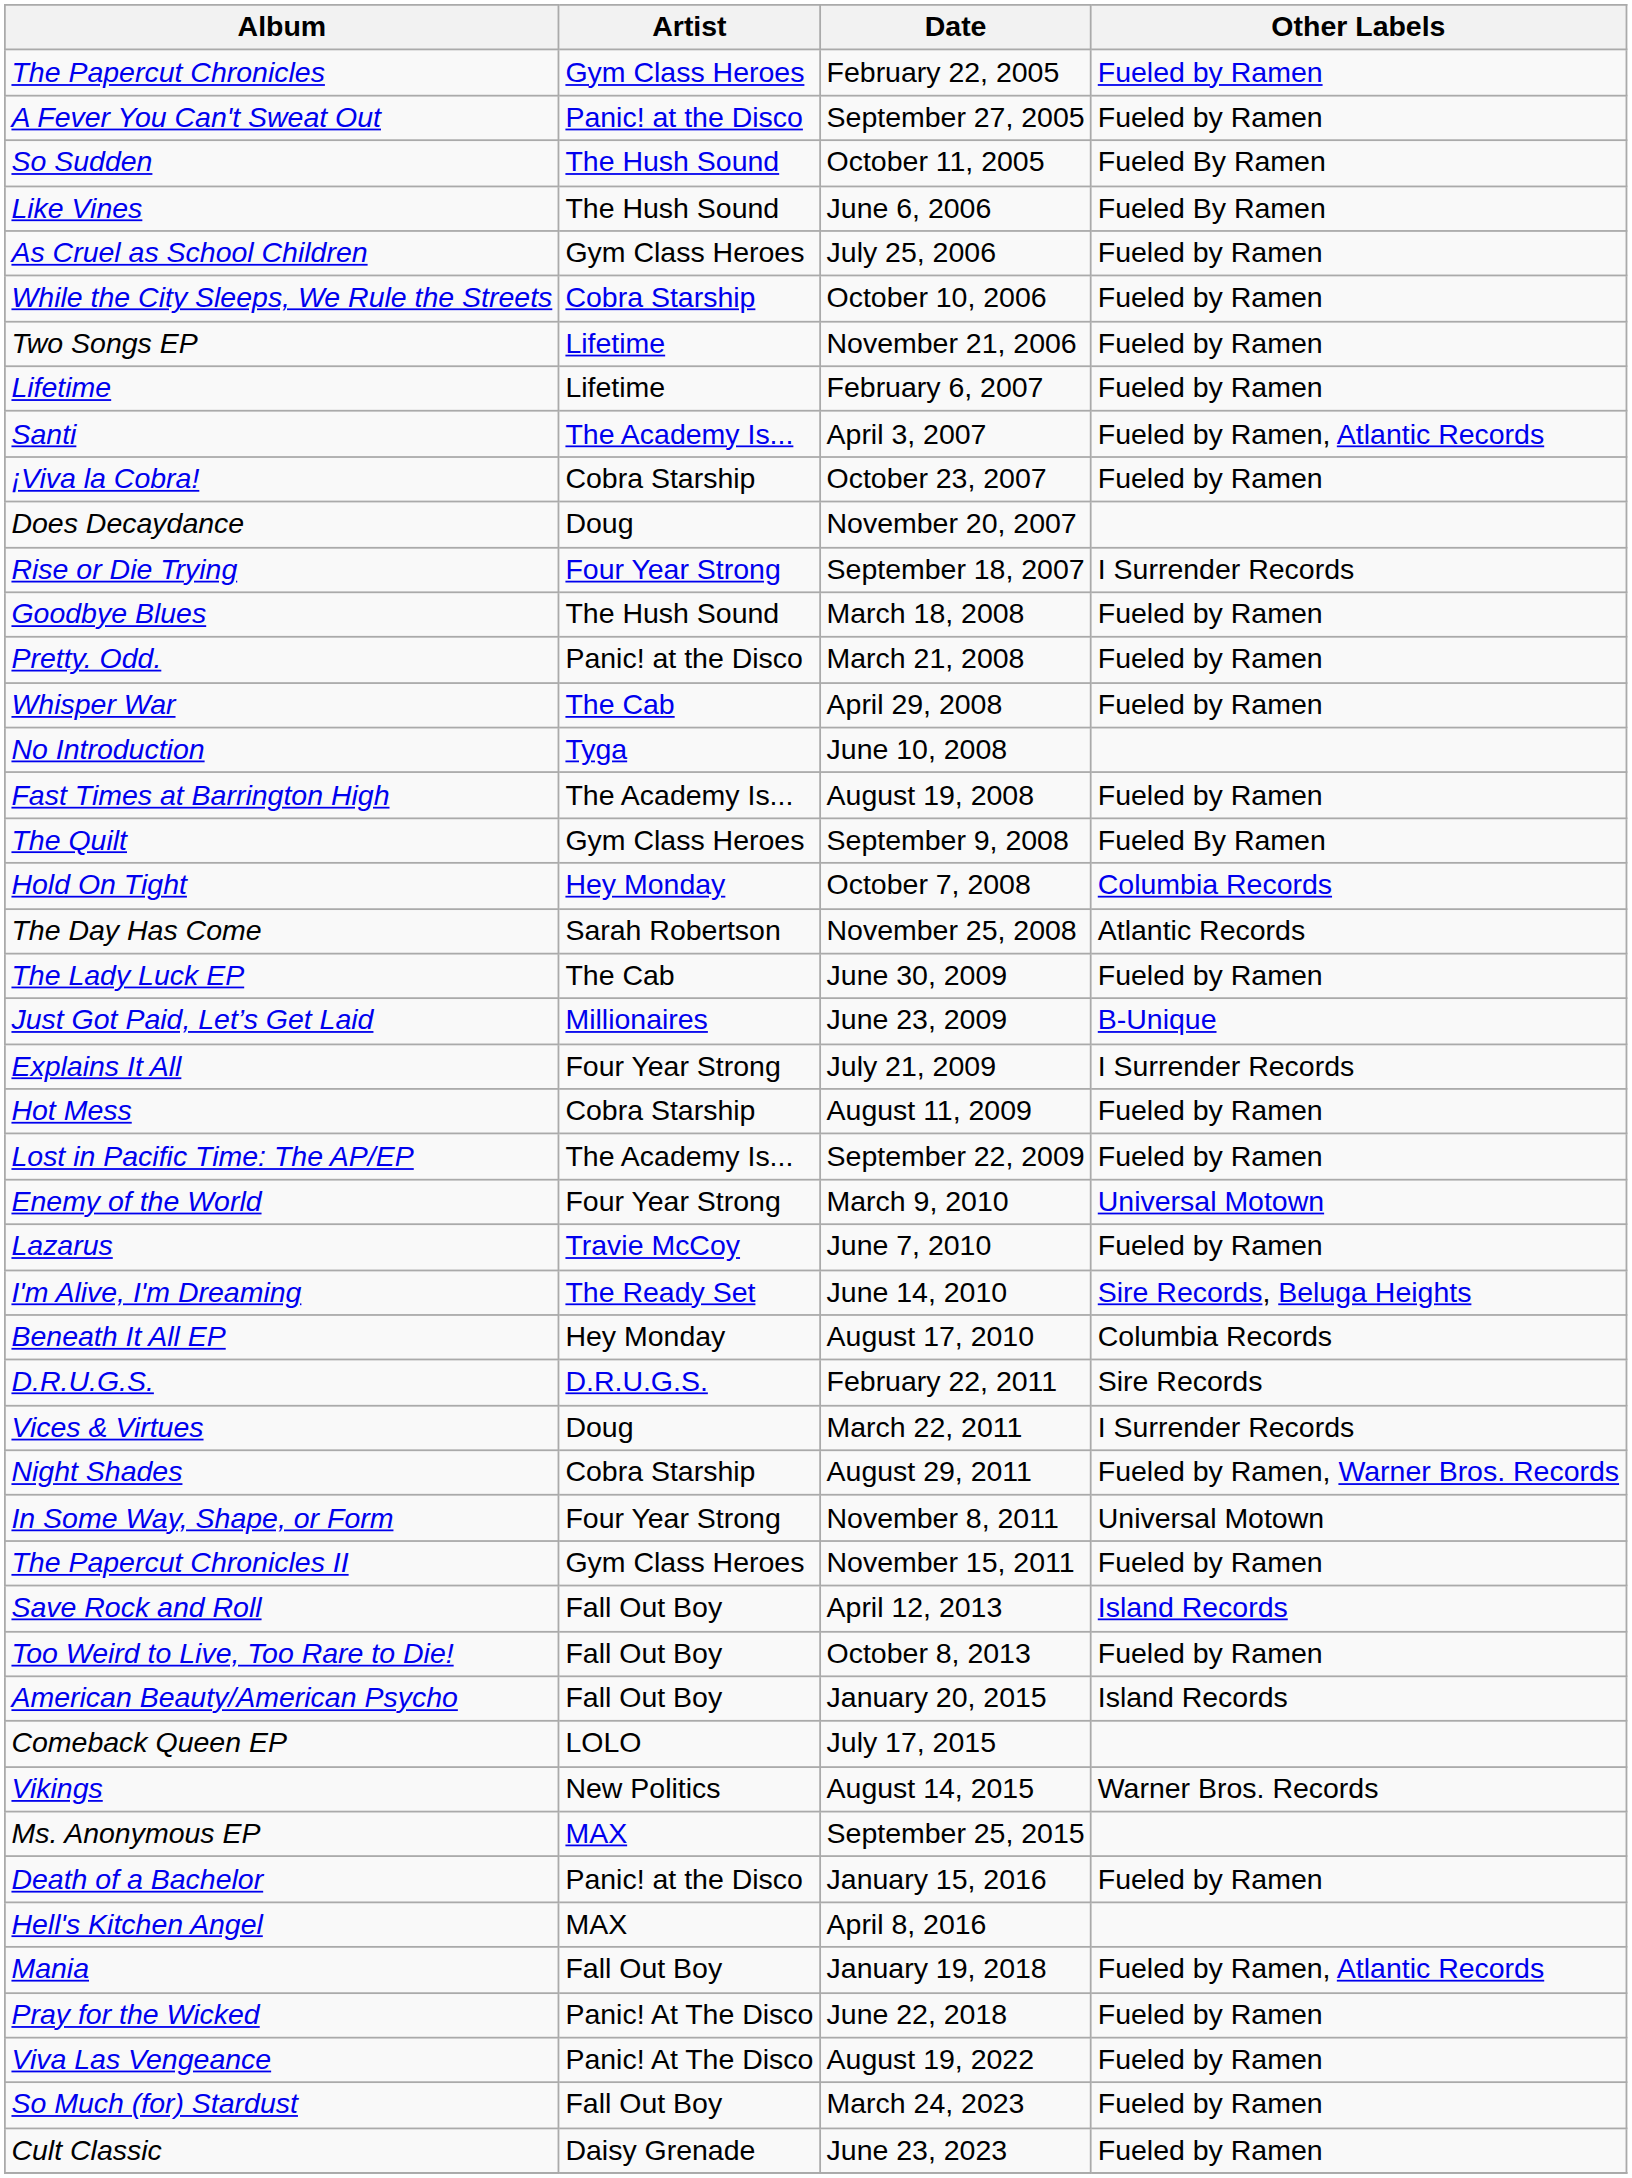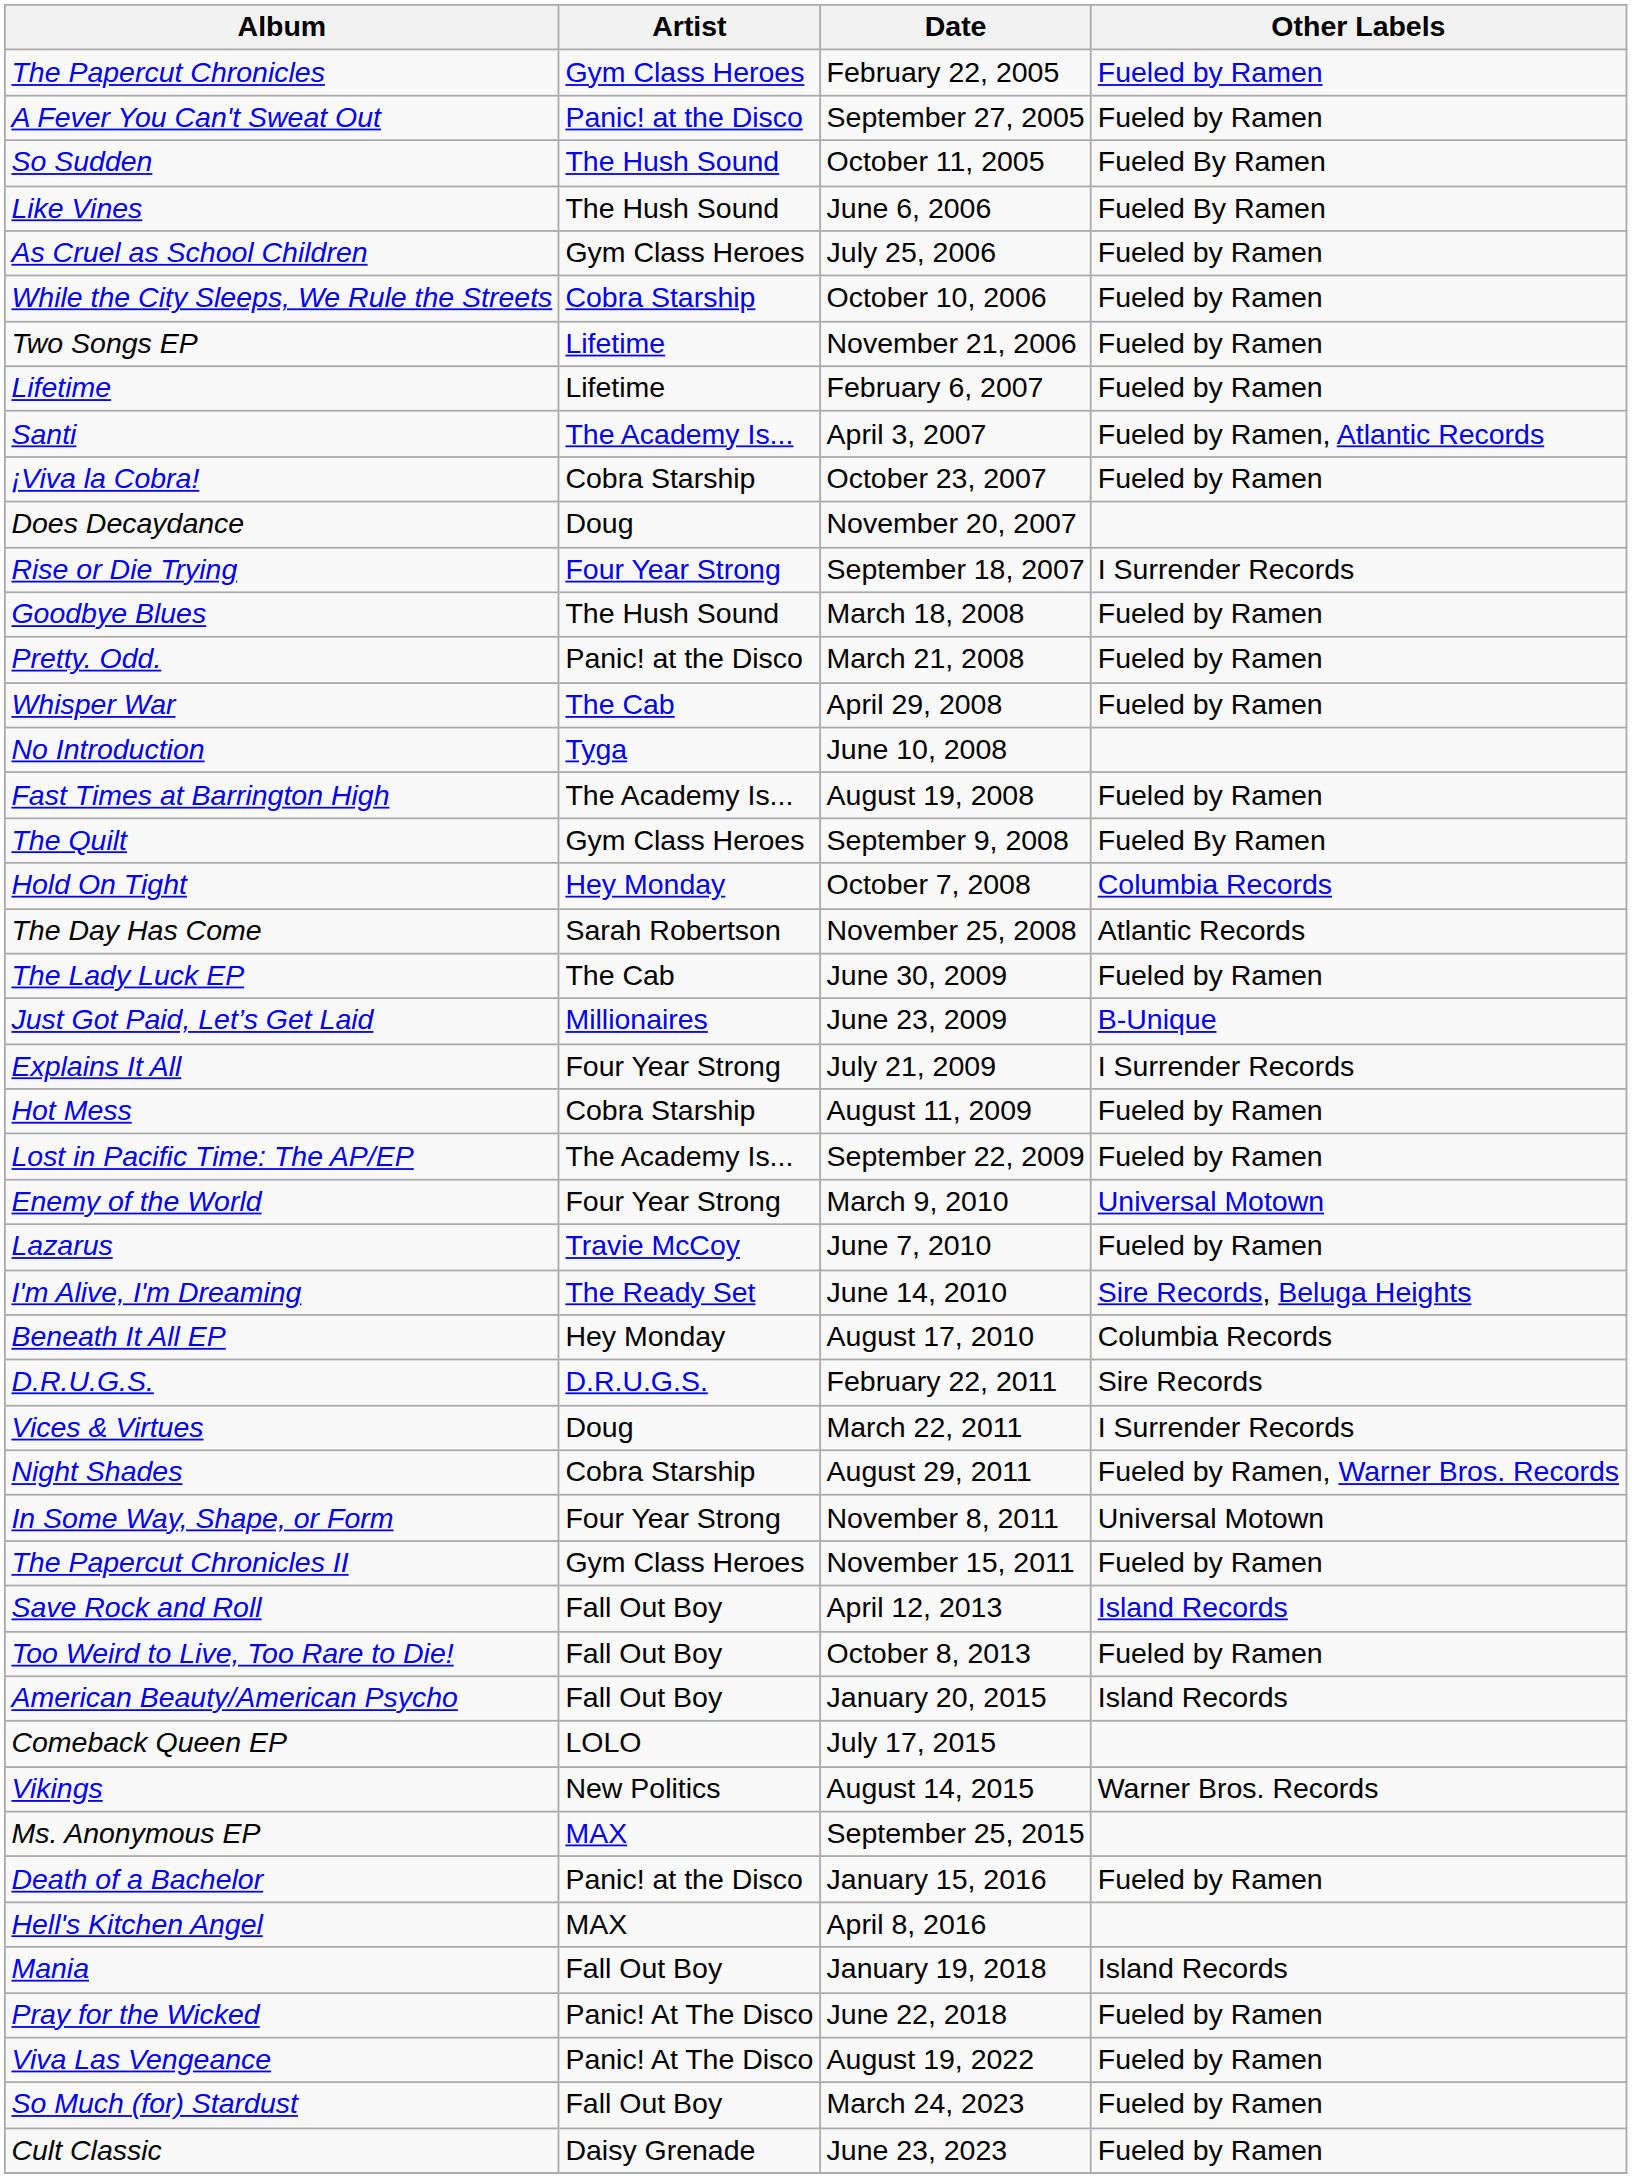(1321, 1969) Fueled by Ramen, Atlantic Records -> (1193, 1969) Island Records
